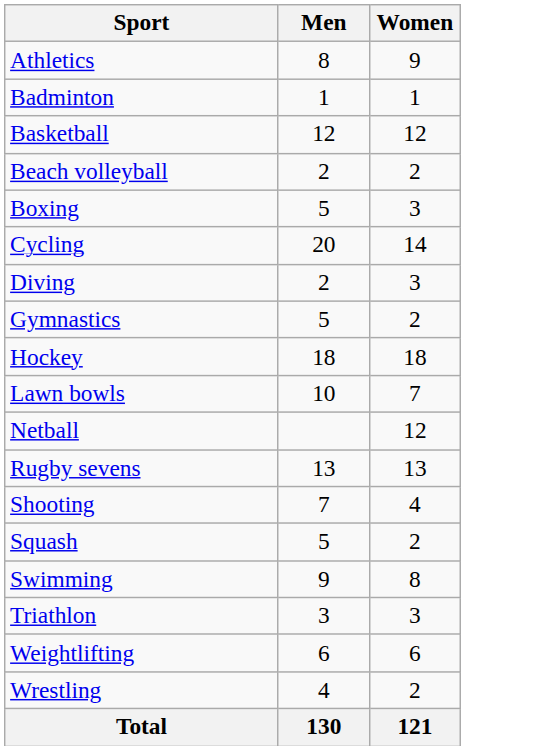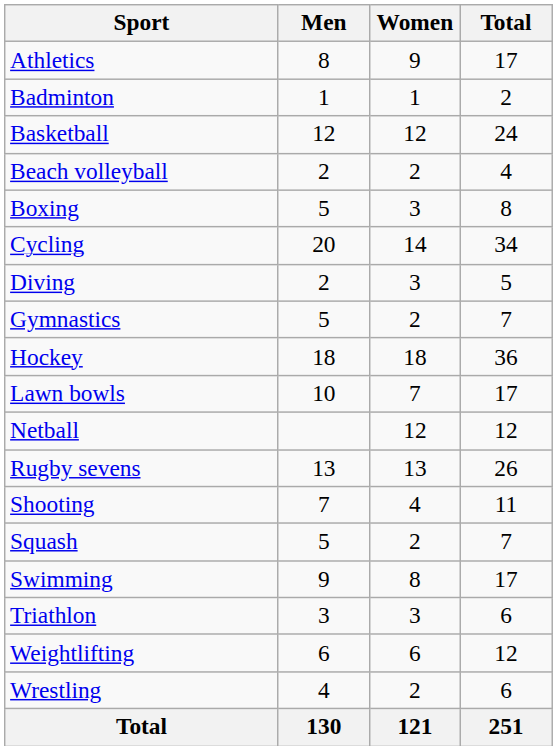+ column: (506, 23)
